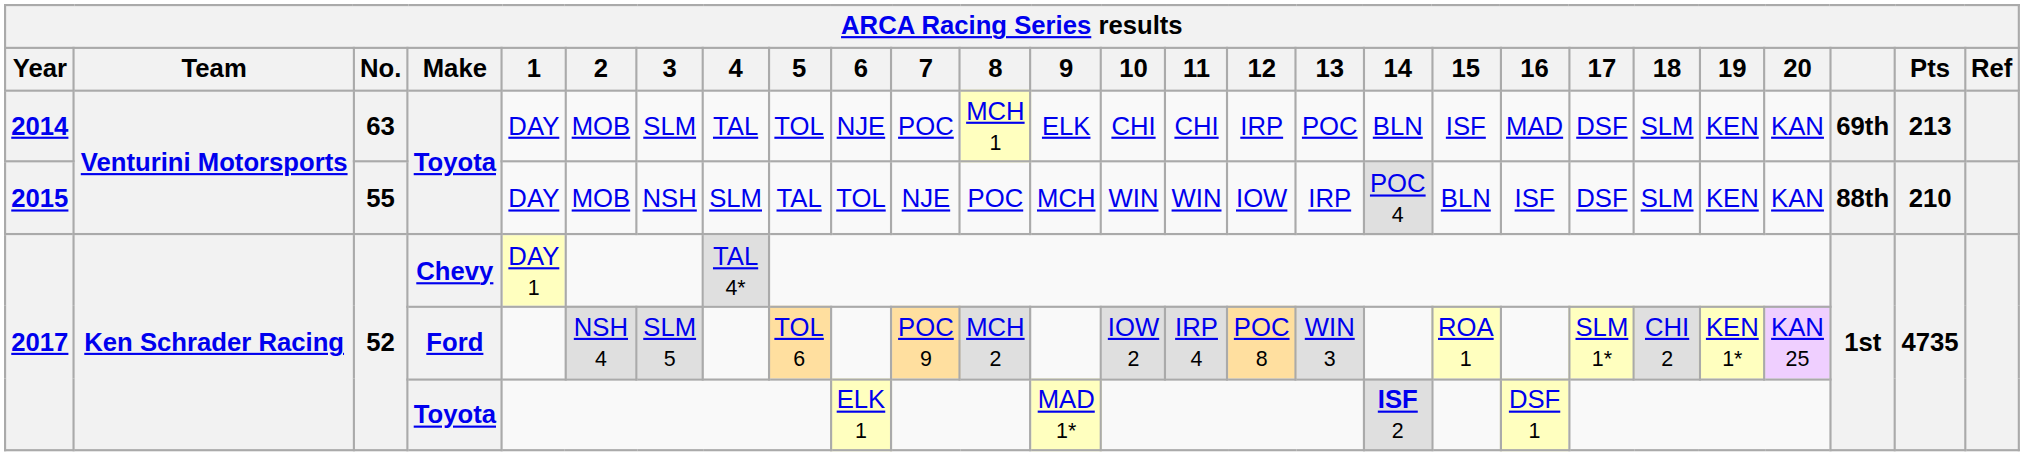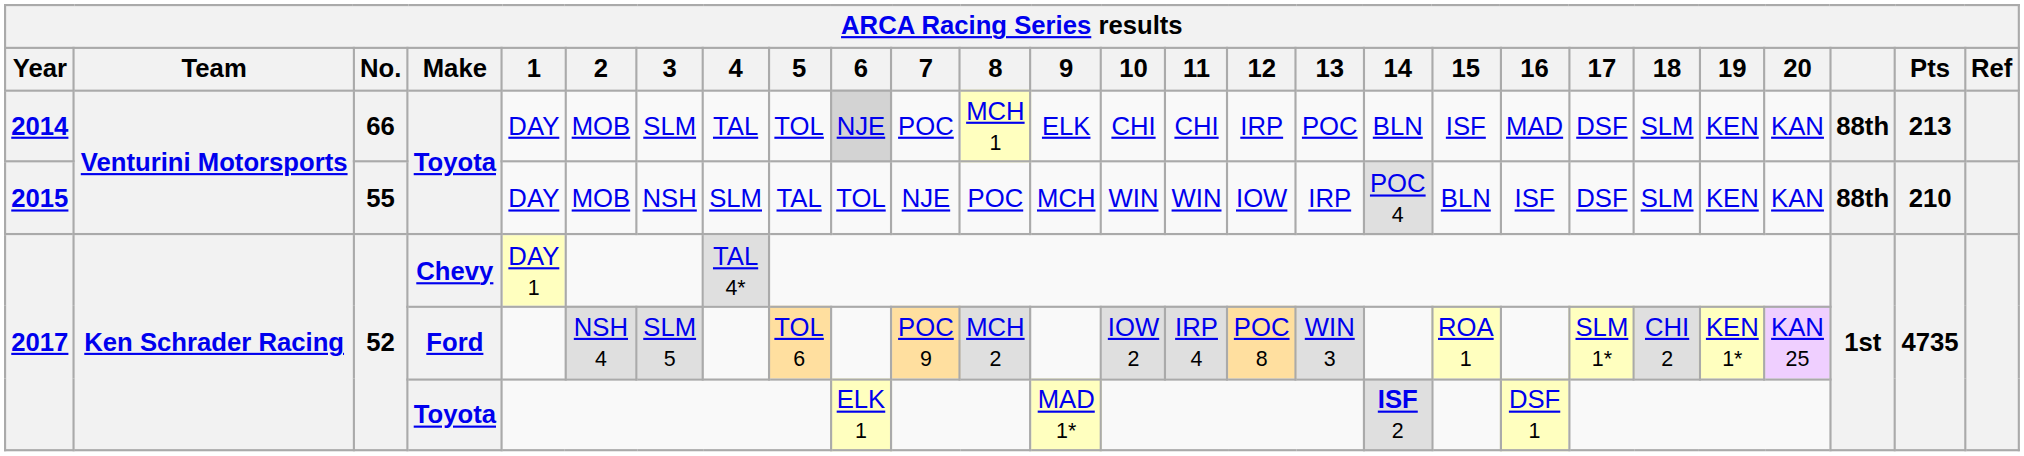(381, 126) 63 -> (381, 126) 66
(861, 126) no background -> (861, 126) lightgrey background
(1863, 126) 69th -> (1863, 126) 88th
